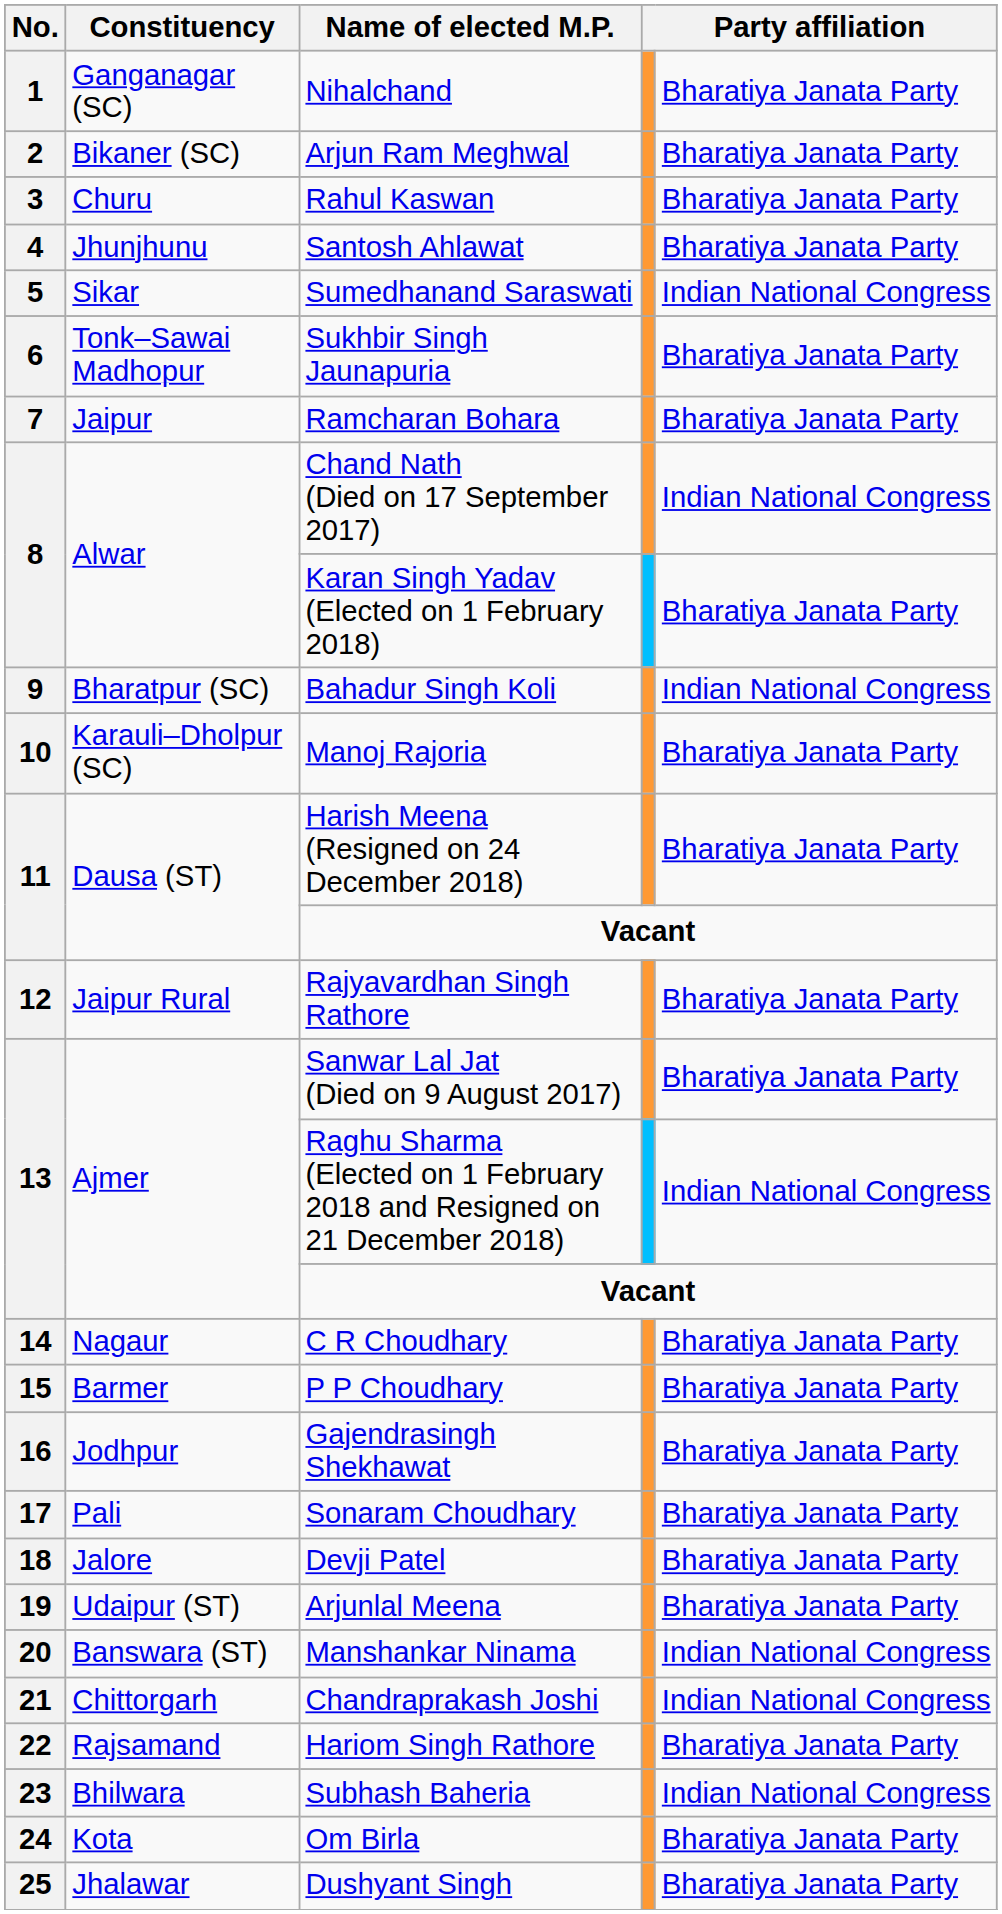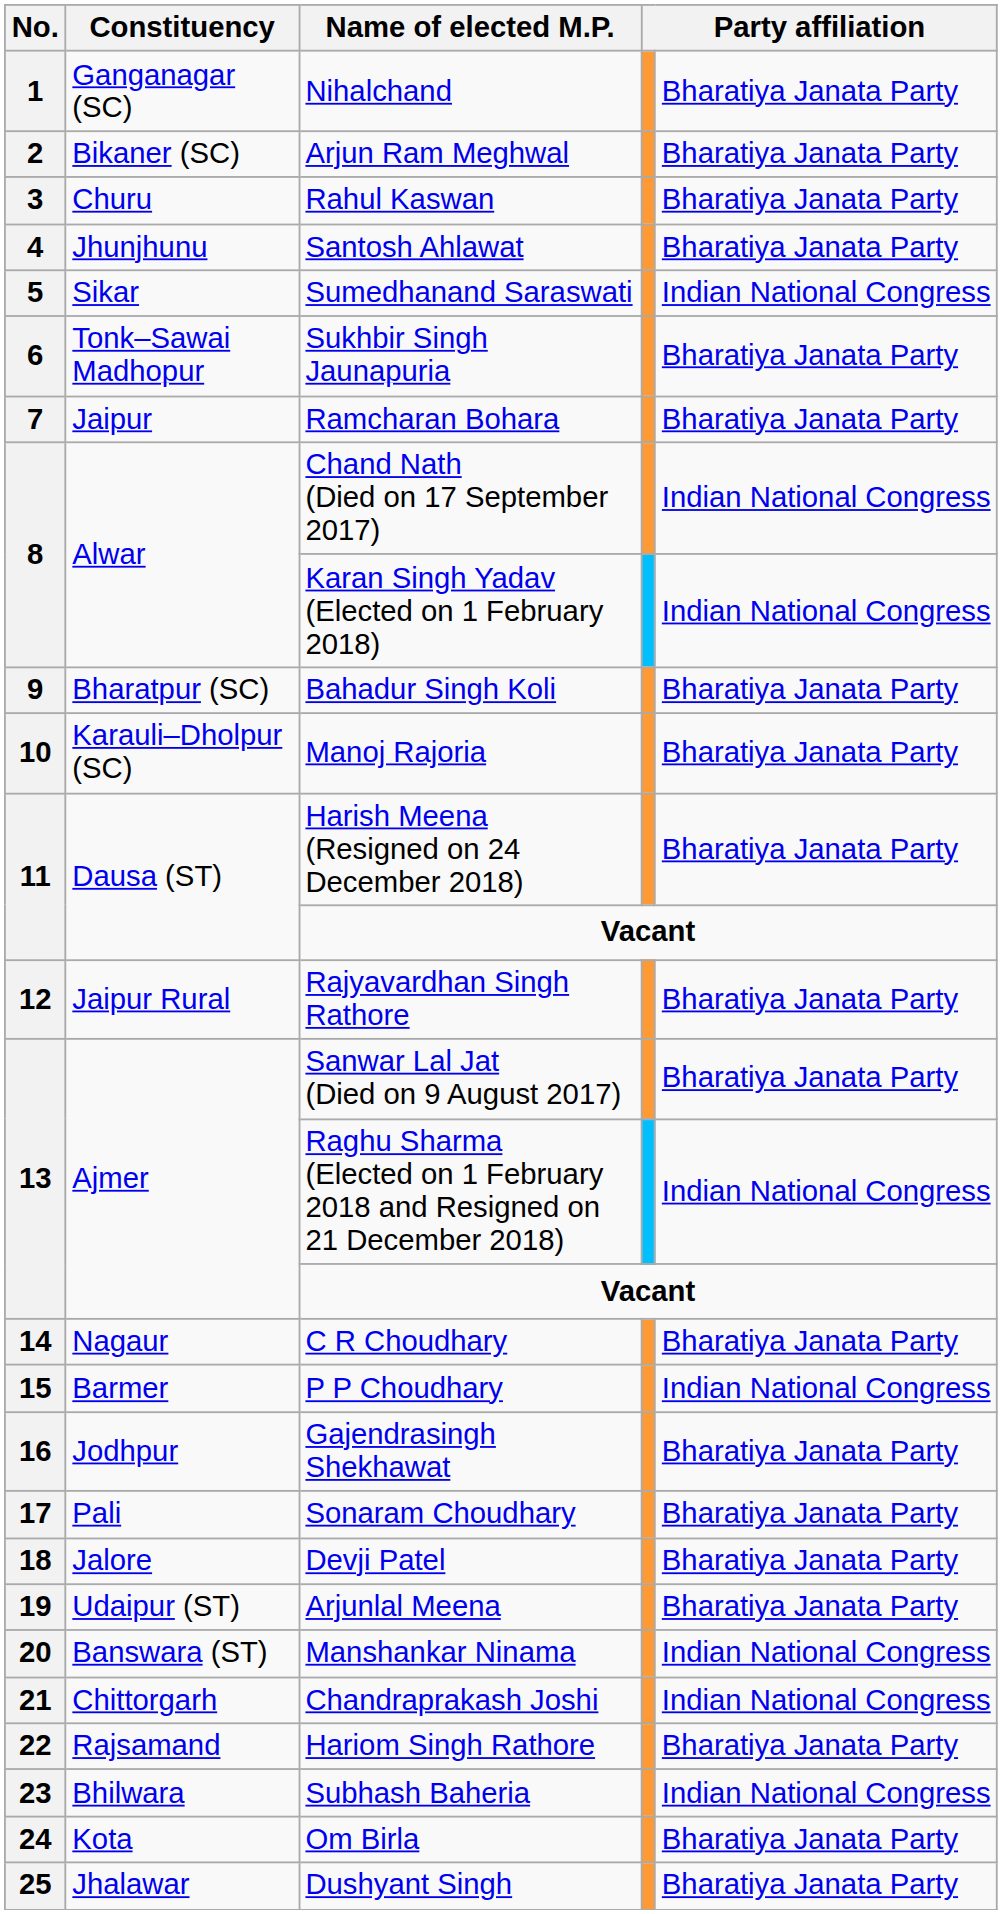(810, 610) Bharatiya Janata Party -> (826, 610) Indian National Congress
(826, 689) Indian National Congress -> (810, 689) Bharatiya Janata Party
(810, 1388) Bharatiya Janata Party -> (826, 1388) Indian National Congress
